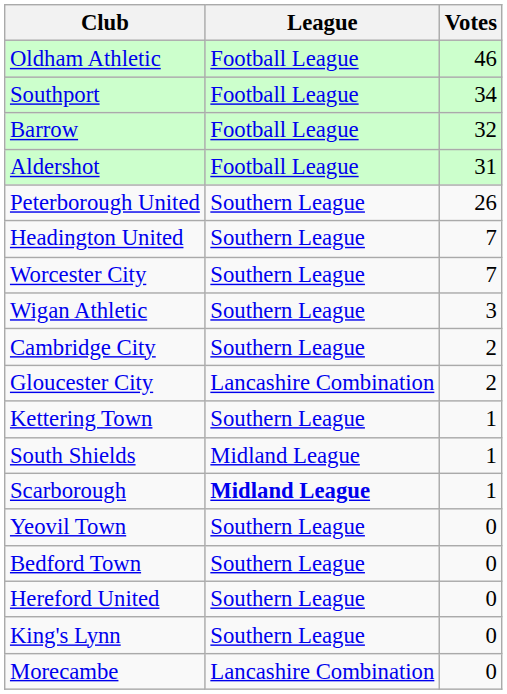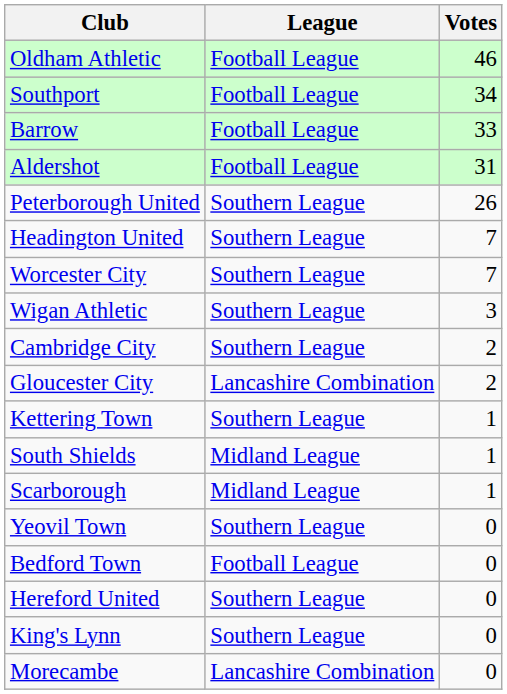(486, 130) 32 -> (486, 130) 33
(290, 490) bold -> (285, 490) normal
(288, 563) Southern League -> (284, 563) Football League
